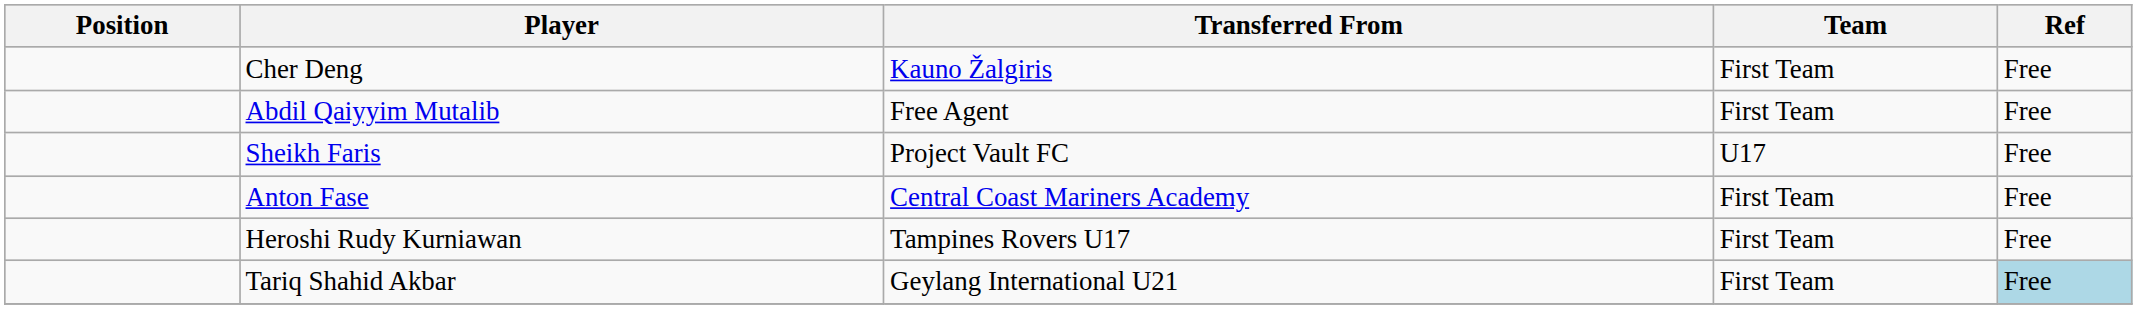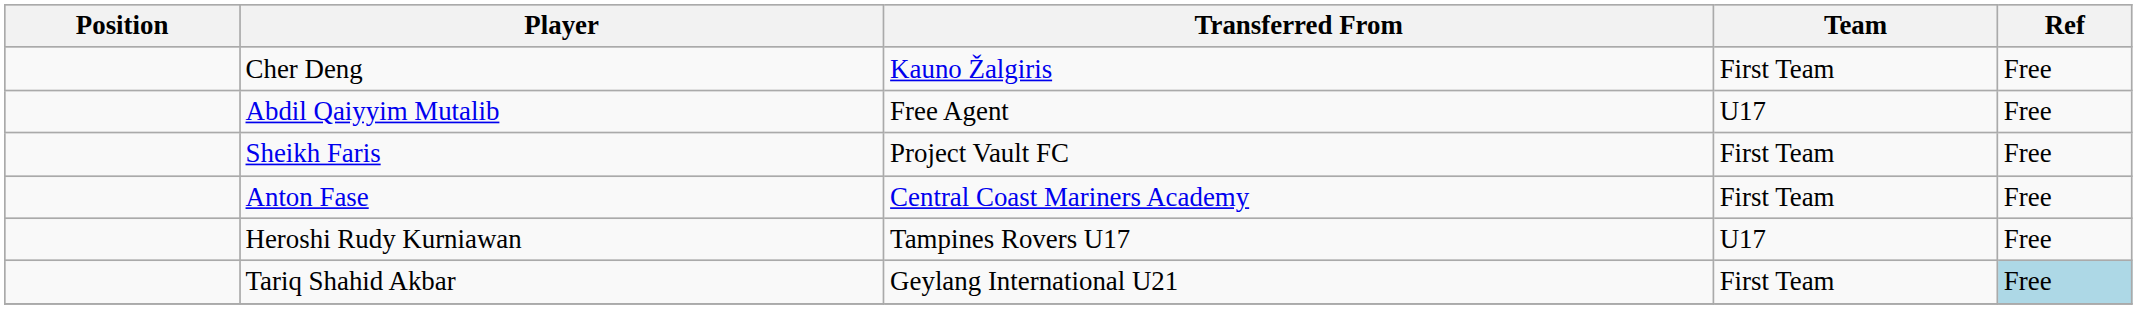(1777, 111) First Team -> (1743, 111) U17
(1743, 153) U17 -> (1777, 153) First Team
(1777, 238) First Team -> (1743, 238) U17
